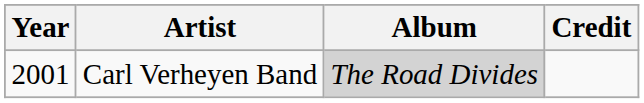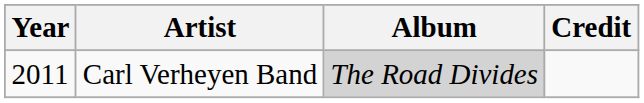(41, 73) 2001 -> (40, 73) 2011
